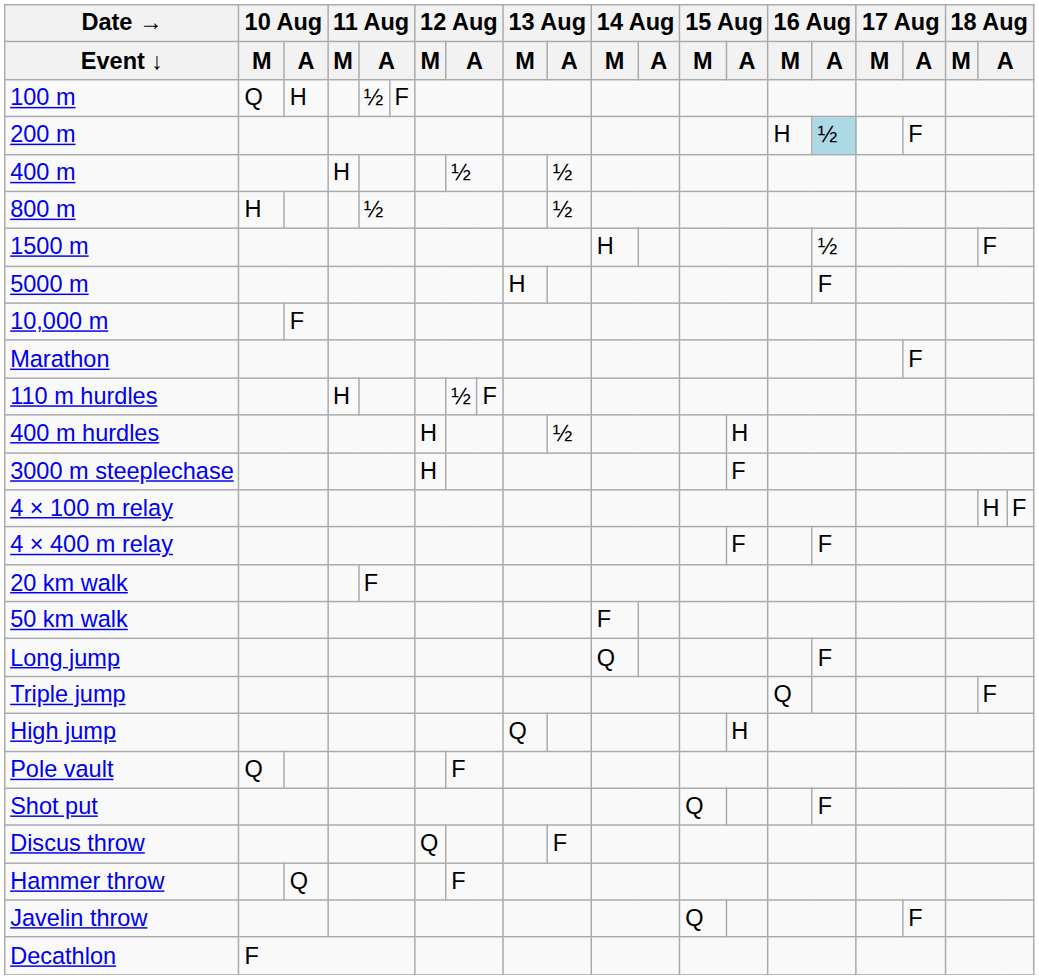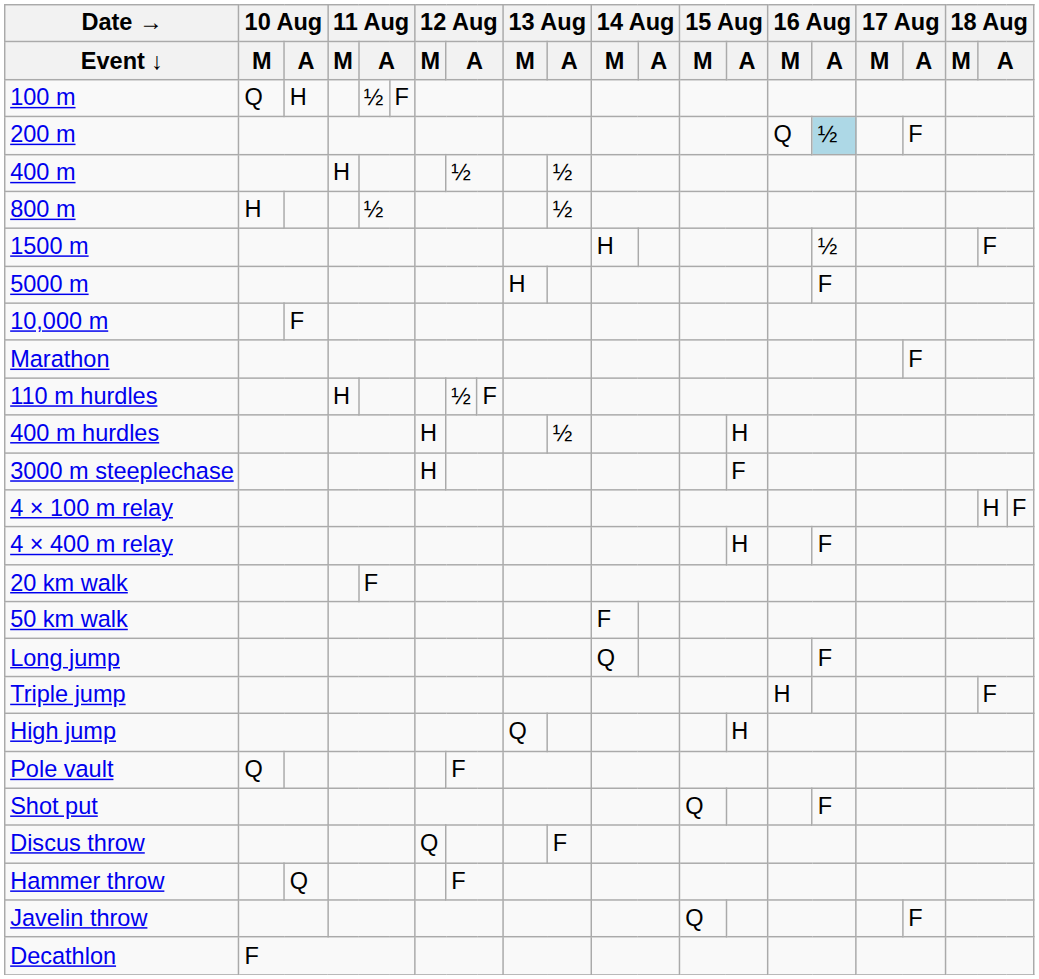(782, 135) H -> (783, 135) Q
(739, 545) F -> (740, 545) H
(783, 694) Q -> (782, 694) H
